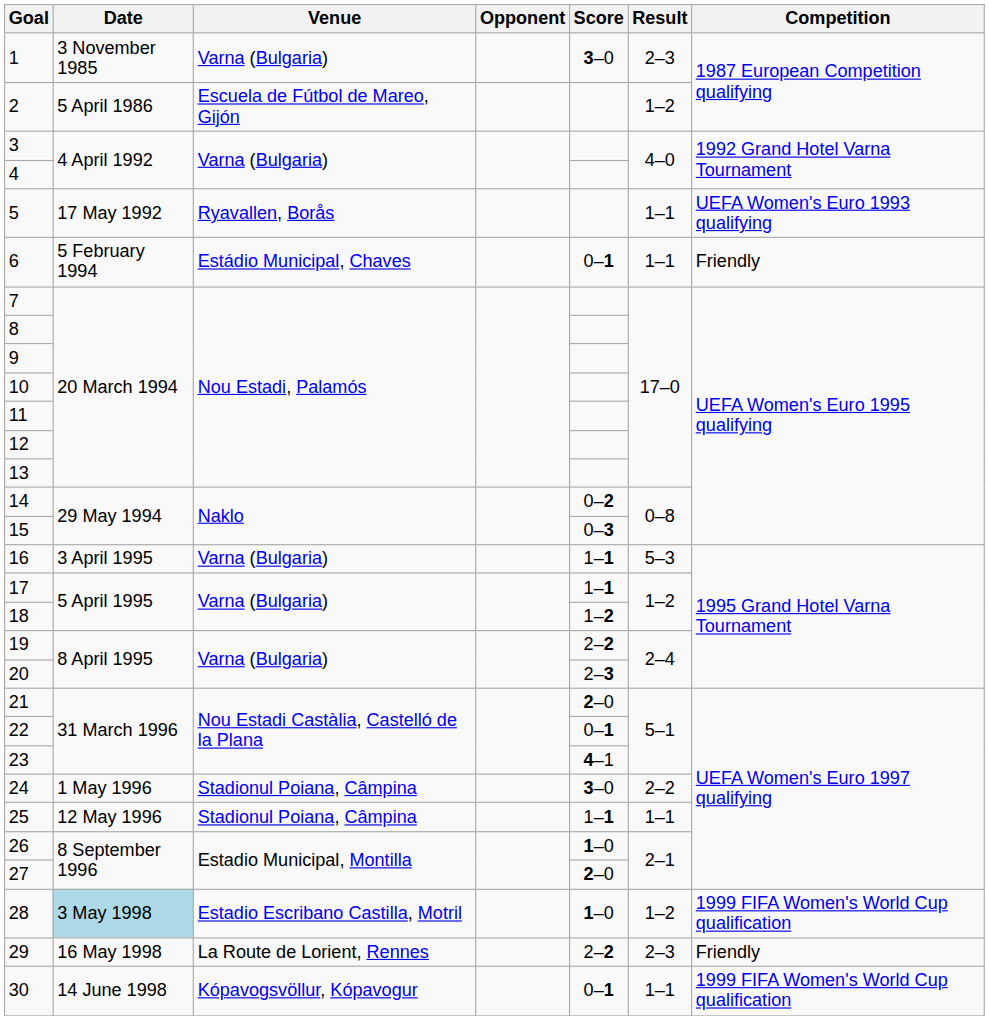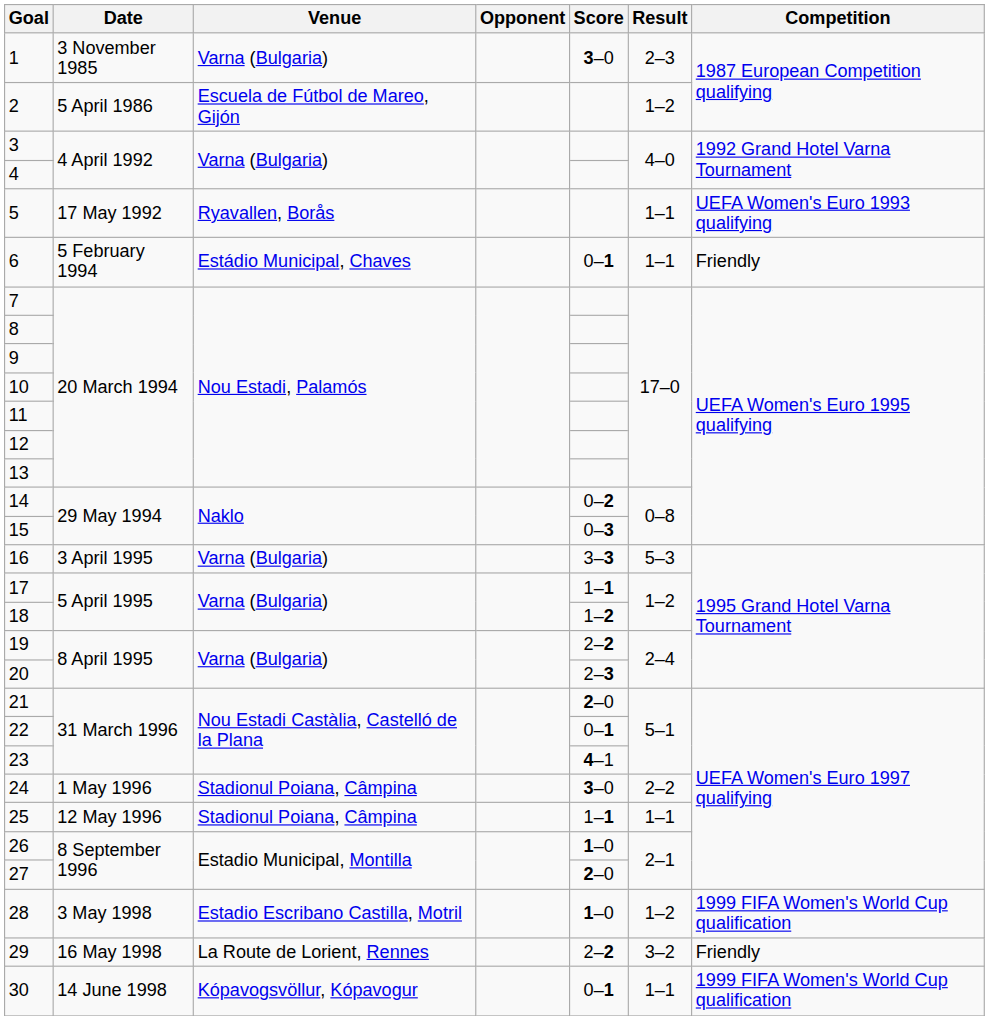(599, 558) 1–1 -> (599, 558) 3–3
(104, 913) lightblue background -> (104, 913) no background
(660, 952) 2–3 -> (660, 952) 3–2
